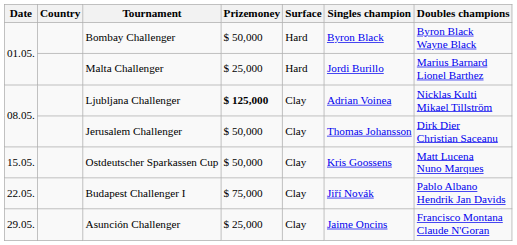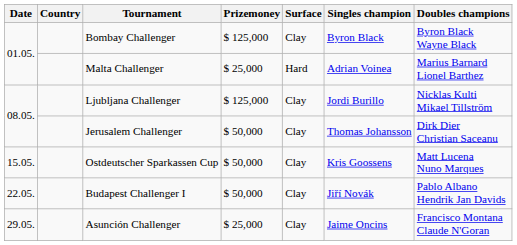(243, 37) $ 50,000 -> (246, 37) $ 125,000
(296, 37) Hard -> (296, 37) Clay
(355, 68) Jordi Burillo -> (359, 68) Adrian Voinea
(246, 99) bold -> (246, 99) normal
(359, 99) Adrian Voinea -> (355, 99) Jordi Burillo
(243, 193) $ 75,000 -> (243, 193) $ 50,000
